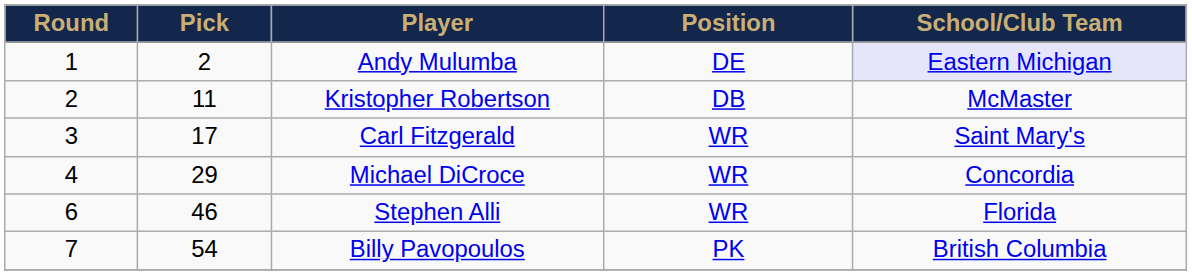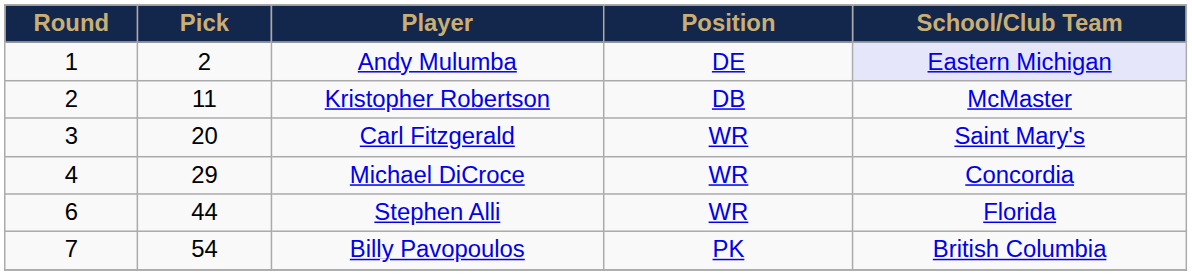(204, 136) 17 -> (204, 136) 20
(204, 212) 46 -> (204, 212) 44
